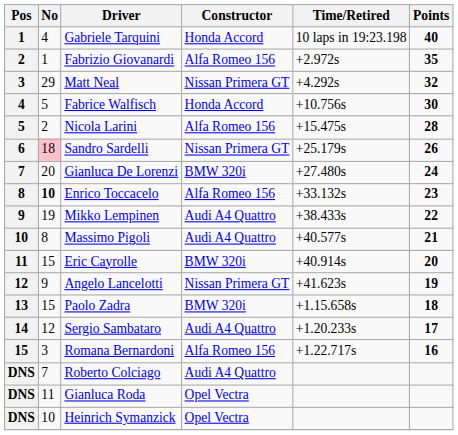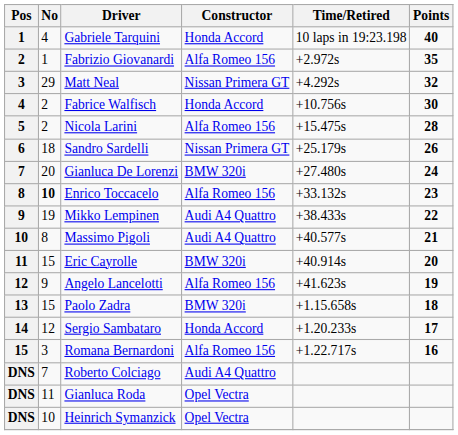(45, 104) 5 -> (45, 104) 2
(48, 149) pink background -> (48, 149) no background
(237, 283) Nissan Primera GT -> (230, 283) Alfa Romeo 156
(230, 328) Audi A4 Quattro -> (224, 328) Honda Accord
